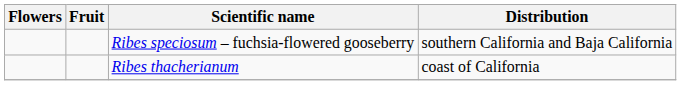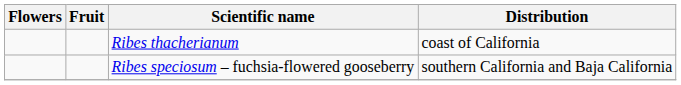rows swapped: (263, 42) <-> (175, 67)
